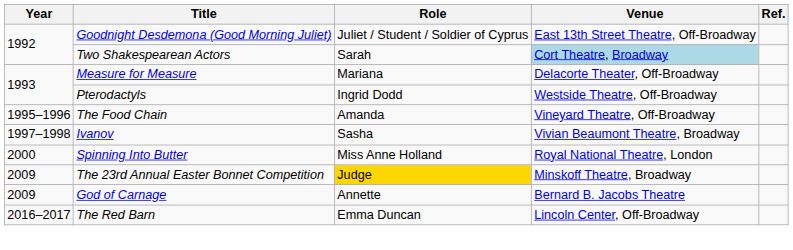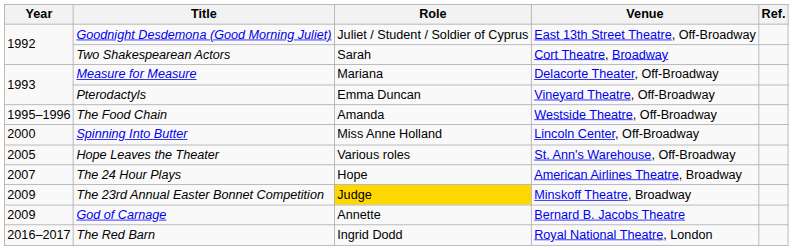(601, 54) lightblue background -> (601, 54) no background
(370, 94) Ingrid Dodd -> (379, 94) Emma Duncan
(626, 94) Westside Theatre, Off-Broadway -> (625, 94) Vineyard Theatre, Off-Broadway
(625, 114) Vineyard Theatre, Off-Broadway -> (626, 114) Westside Theatre, Off-Broadway
- row: (95, 134)
(623, 154) Royal National Theatre, London -> (617, 134) Lincoln Center, Off-Broadway
+ row: (148, 154)
+ row: (129, 174)
(379, 214) Emma Duncan -> (370, 235) Ingrid Dodd
(617, 214) Lincoln Center, Off-Broadway -> (623, 235) Royal National Theatre, London
